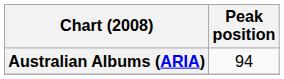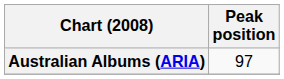(244, 61) 94 -> (244, 61) 97
